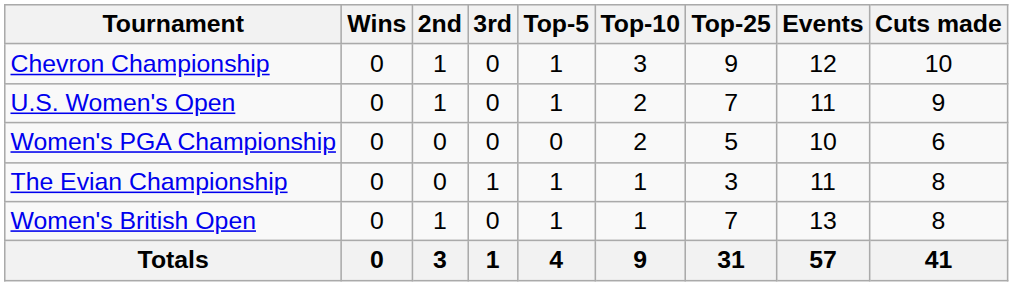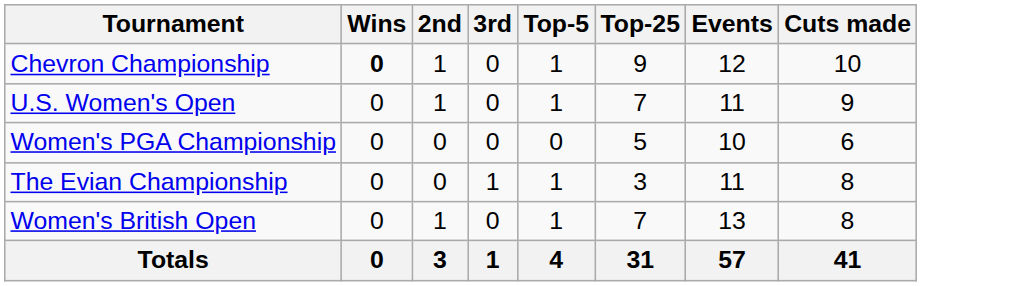- column: (640, 24)
(377, 63) normal -> (377, 63) bold
